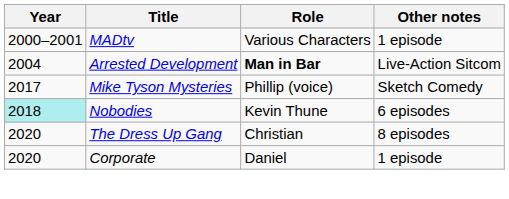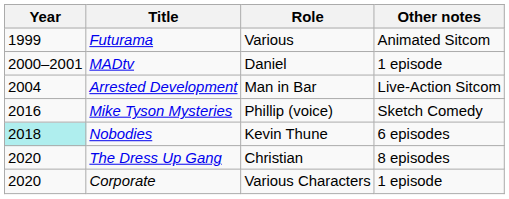+ row: (121, 40)
(308, 40) Various Characters -> (265, 64) Daniel
(282, 64) bold -> (280, 87) normal
(25, 87) 2017 -> (25, 111) 2016
(265, 158) Daniel -> (308, 182) Various Characters
